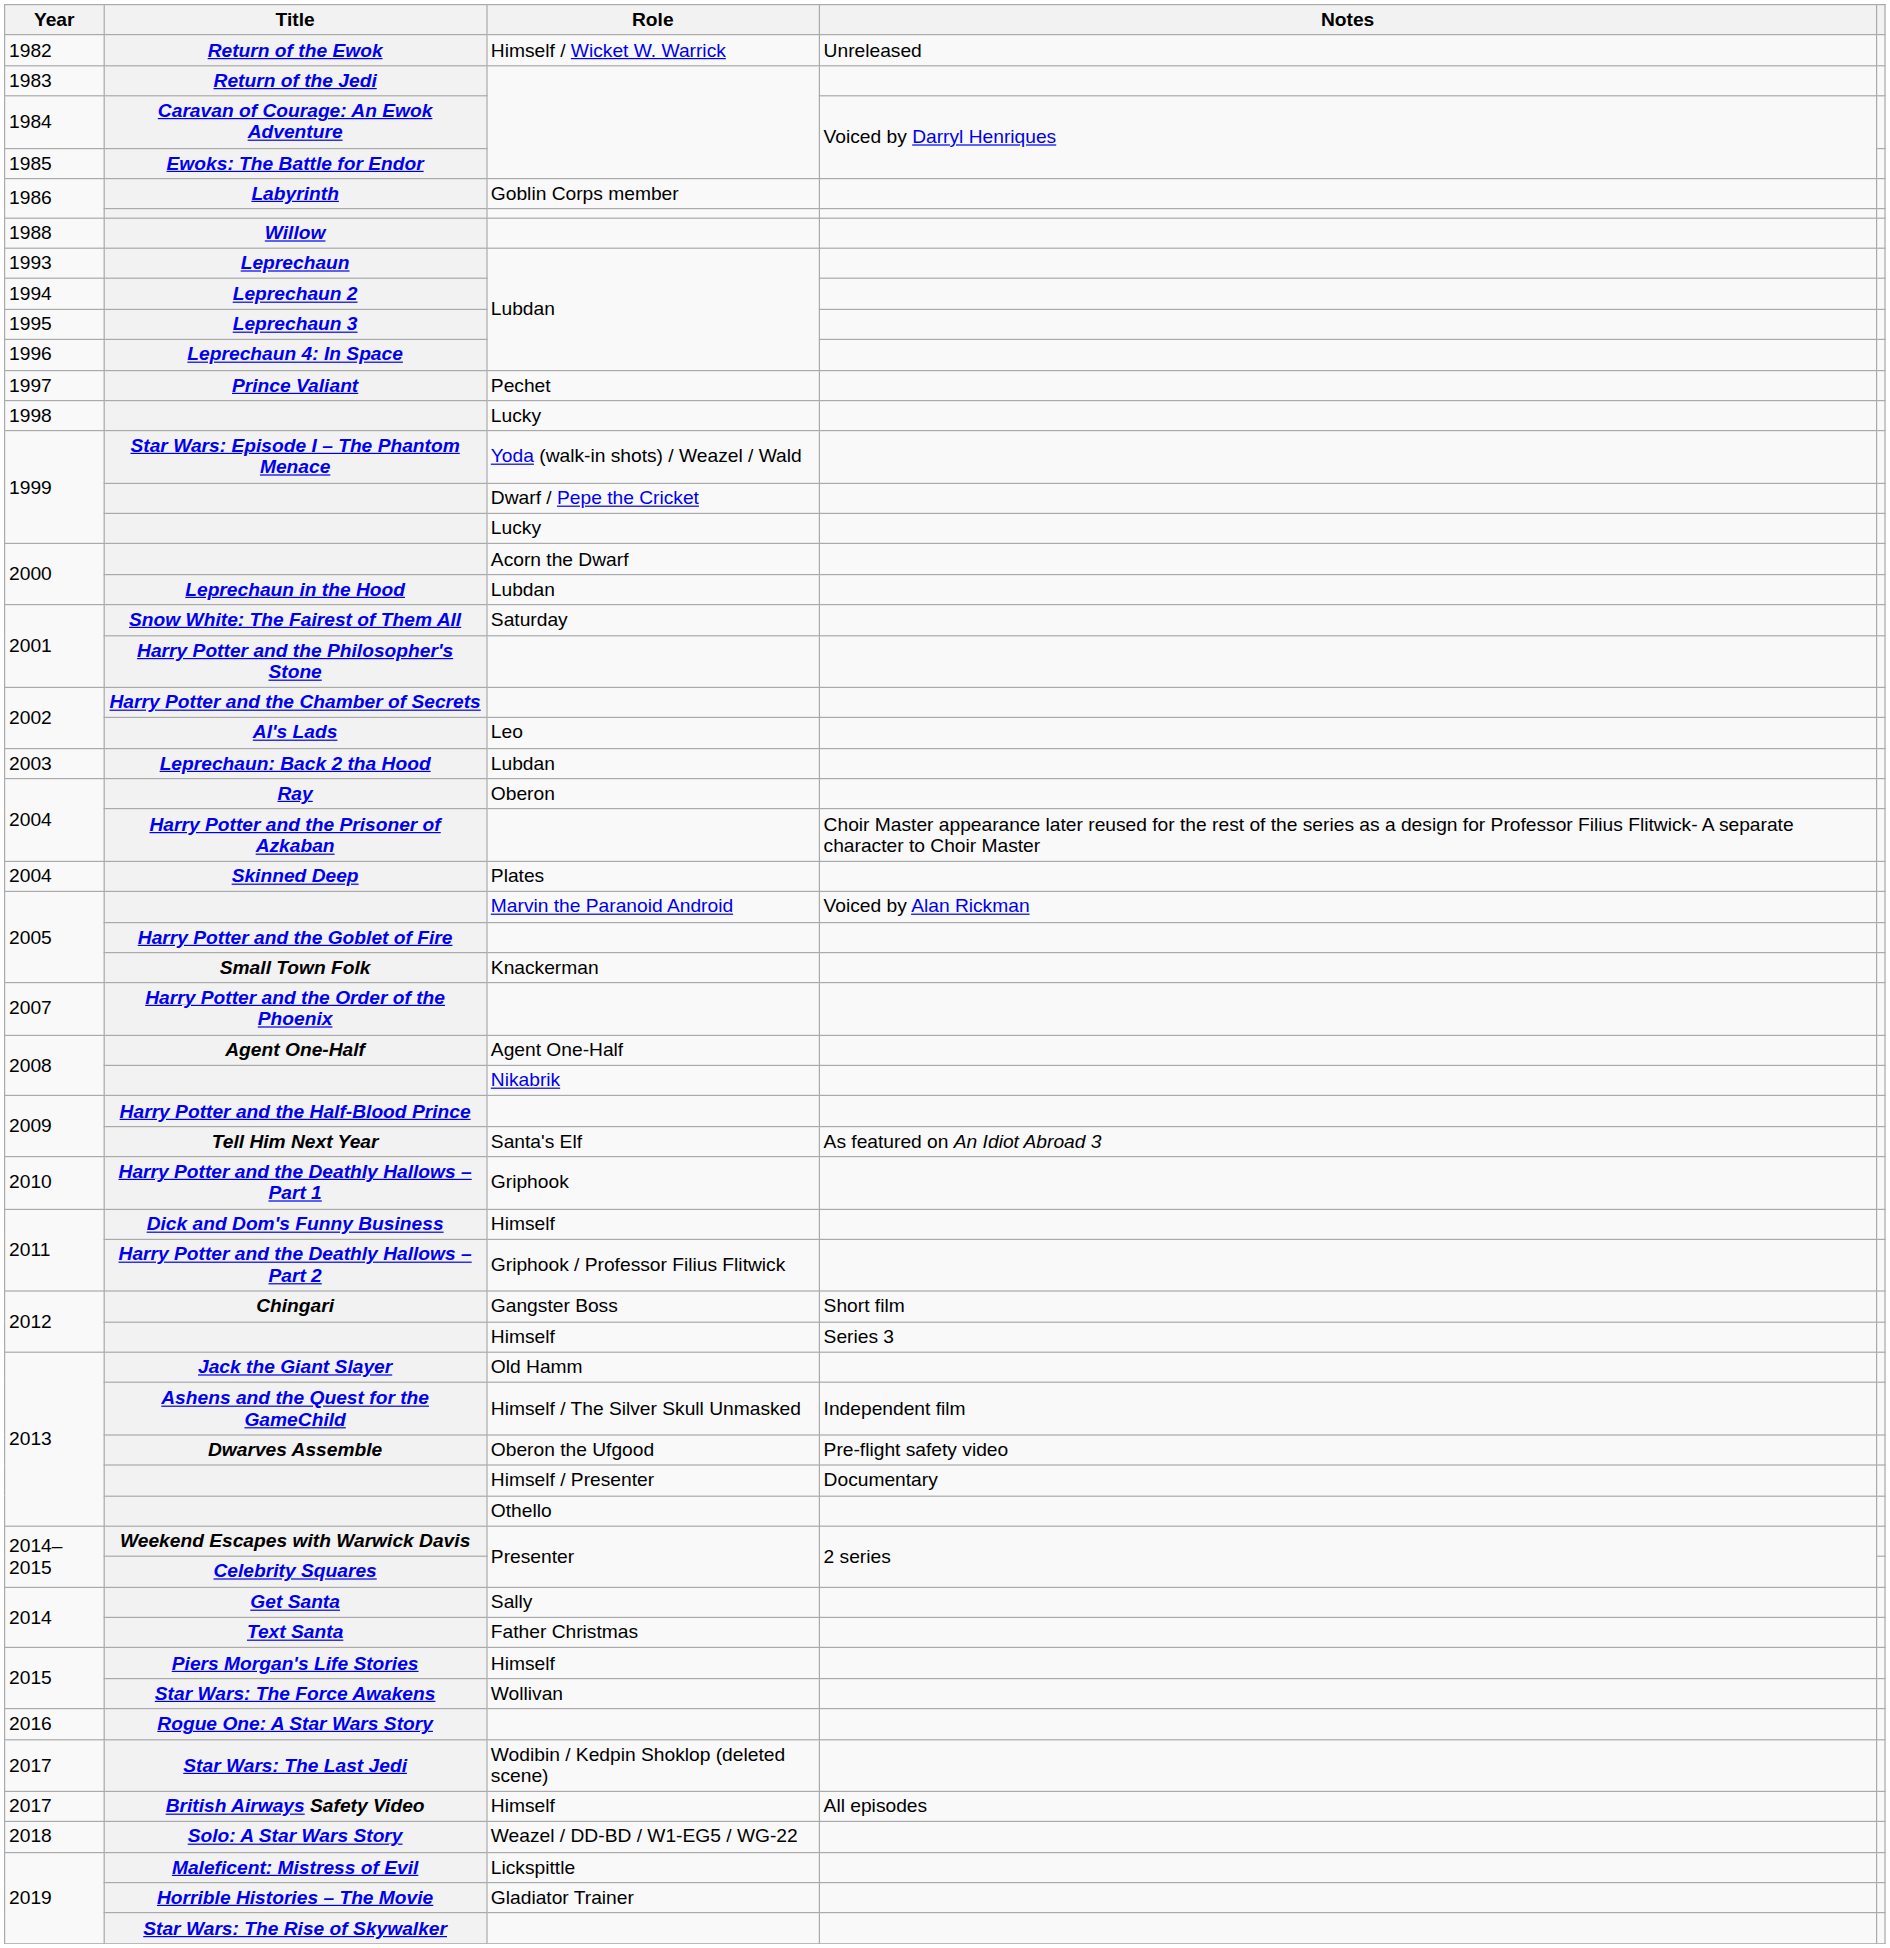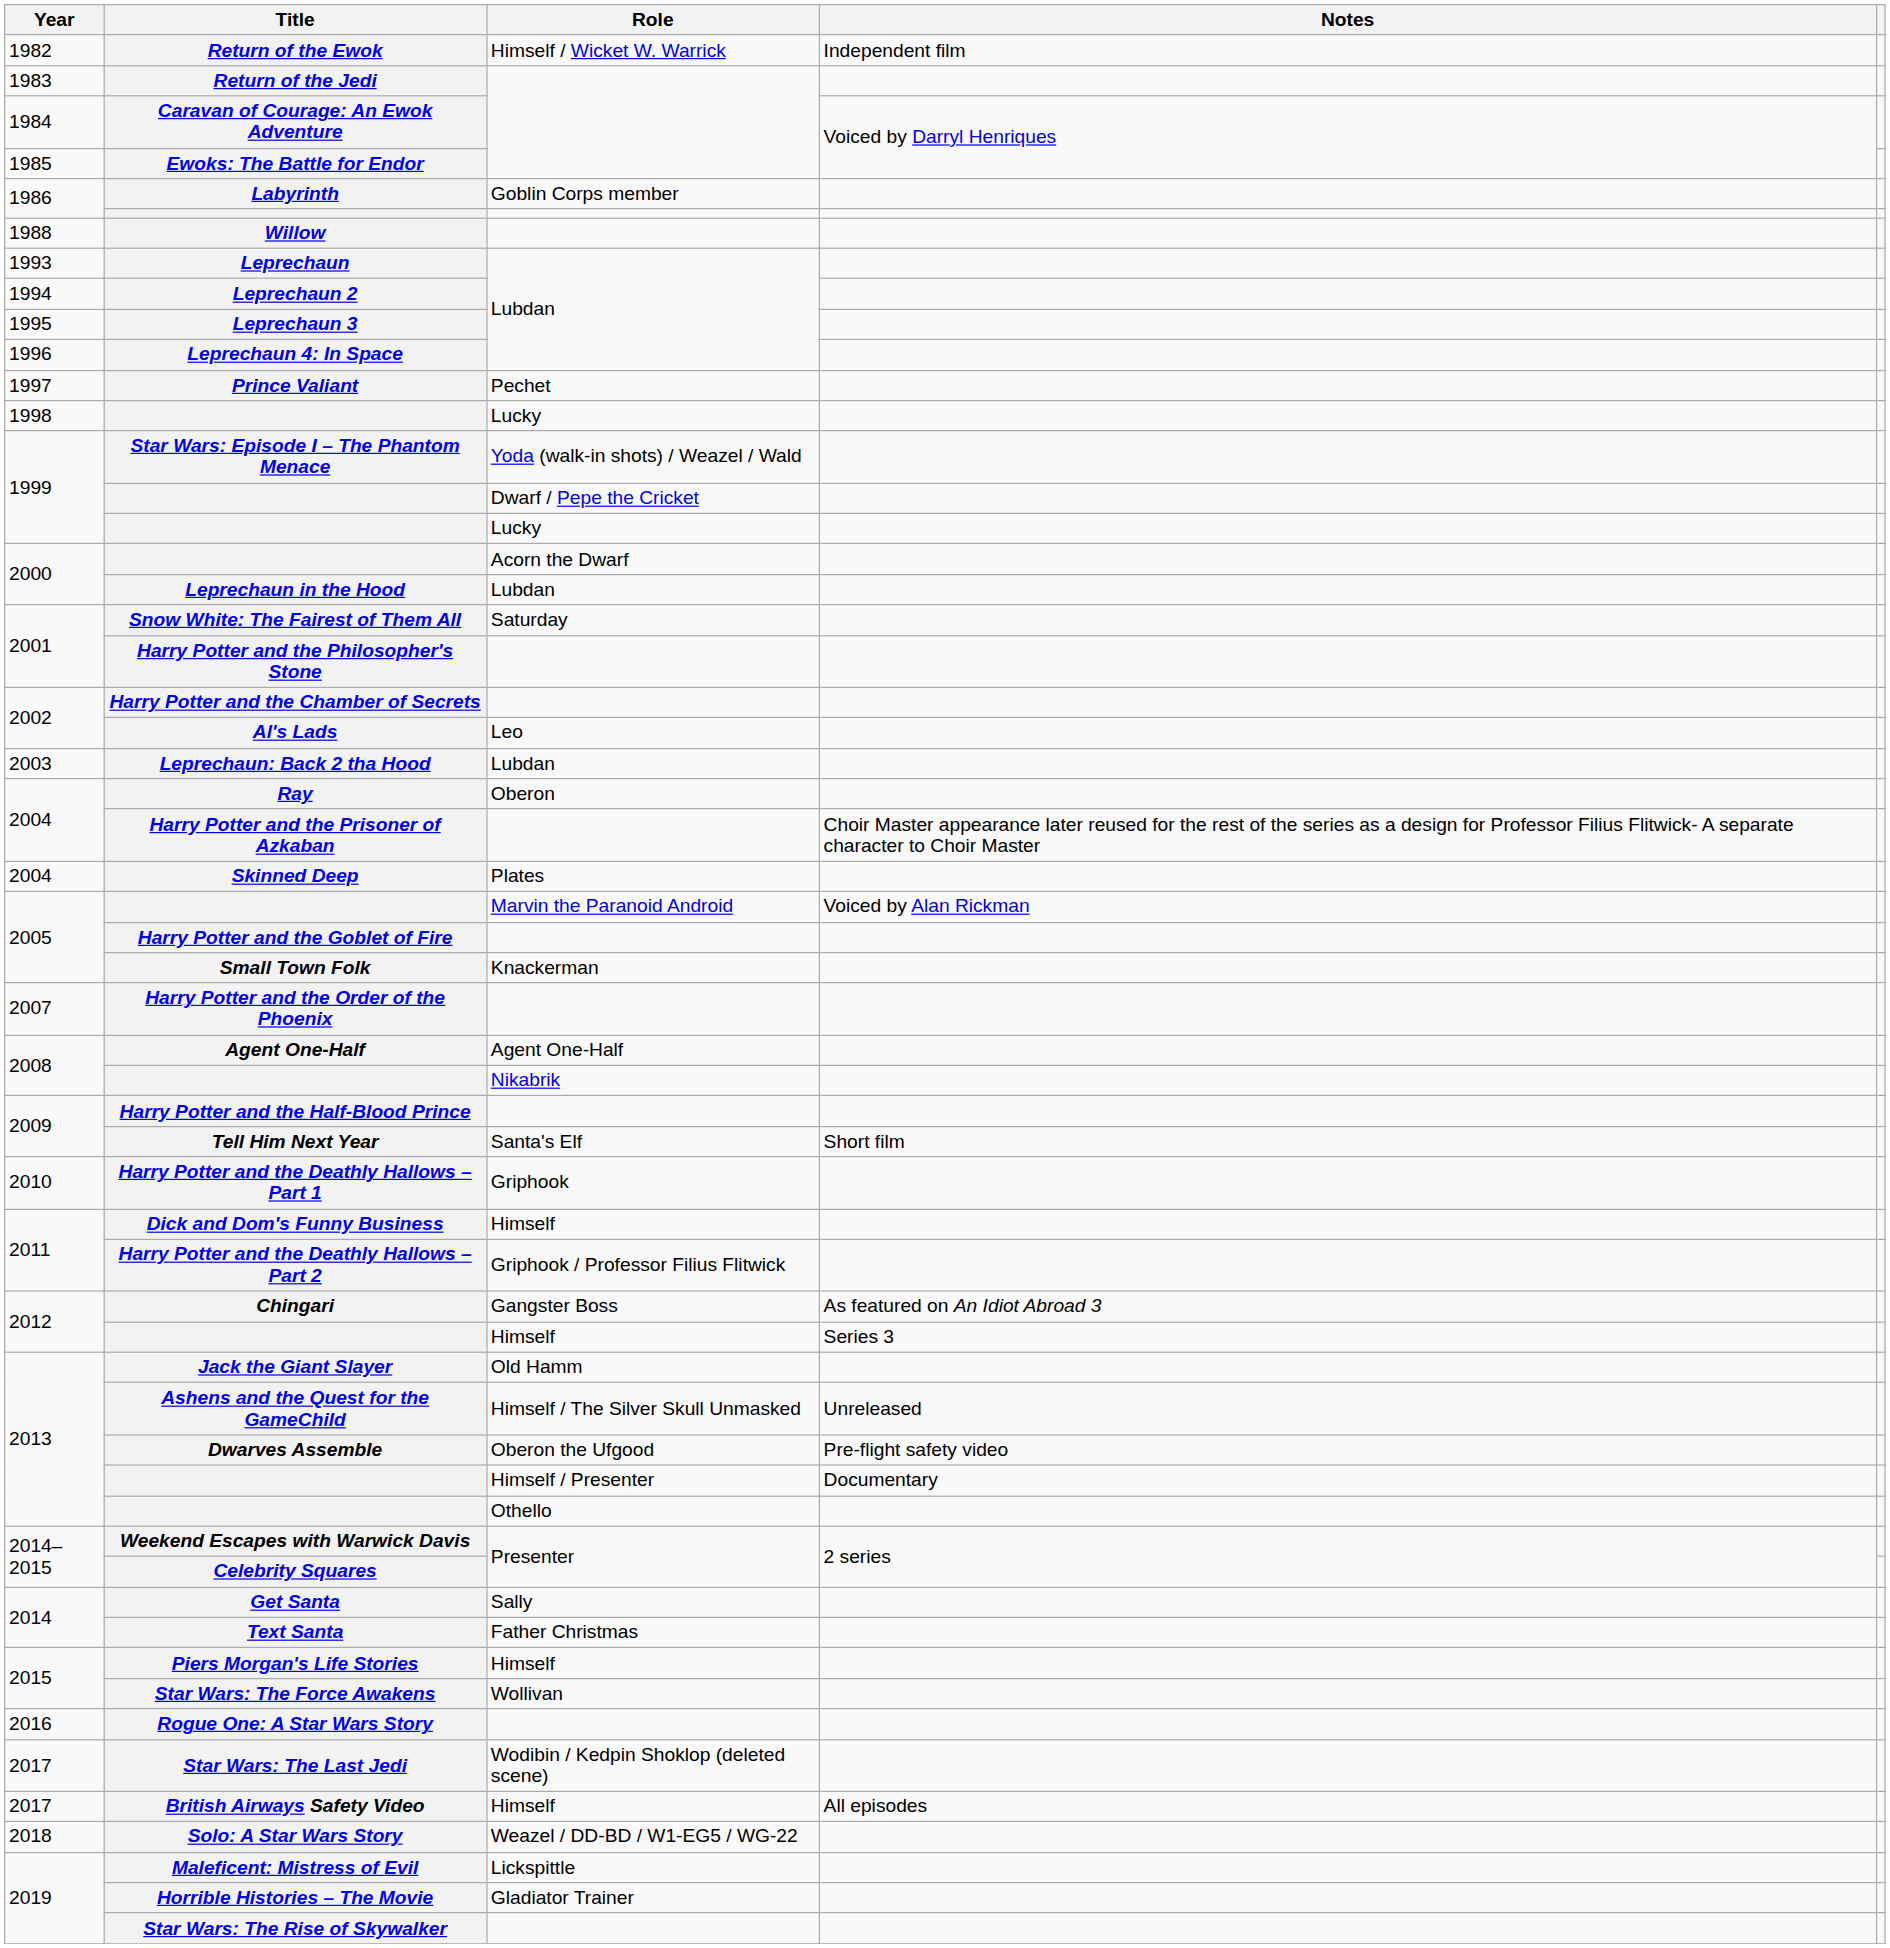(873, 50) Unreleased -> (895, 50) Independent film
(963, 1141) As featured on An Idiot Abroad 3 -> (864, 1141) Short film
(864, 1306) Short film -> (963, 1306) As featured on An Idiot Abroad 3
(895, 1408) Independent film -> (873, 1408) Unreleased
